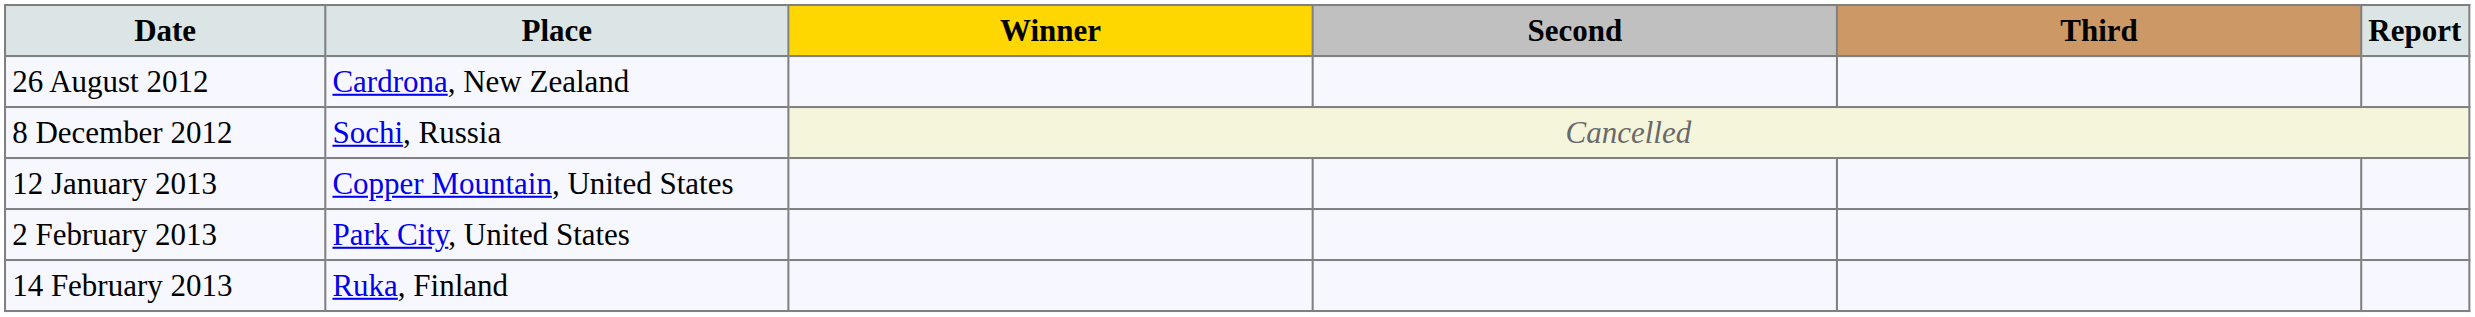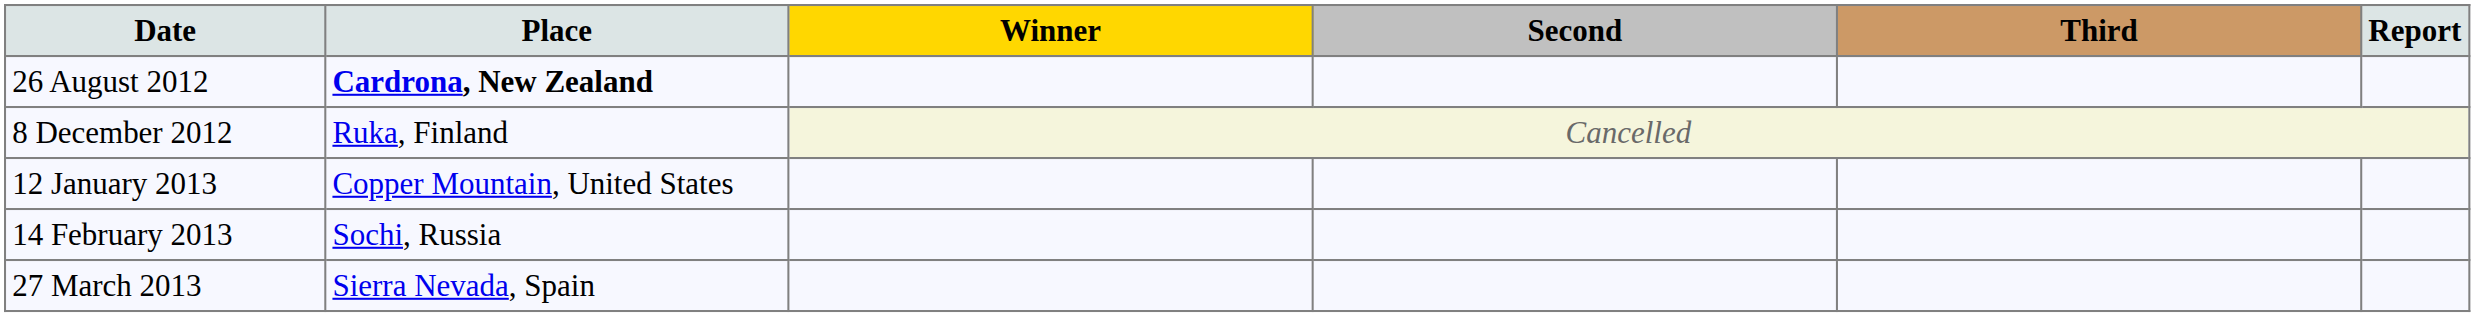(481, 80) normal -> (493, 80) bold
(417, 131) Sochi, Russia -> (420, 131) Ruka, Finland
- row: (115, 234)
(420, 284) Ruka, Finland -> (417, 233) Sochi, Russia
+ row: (107, 284)
